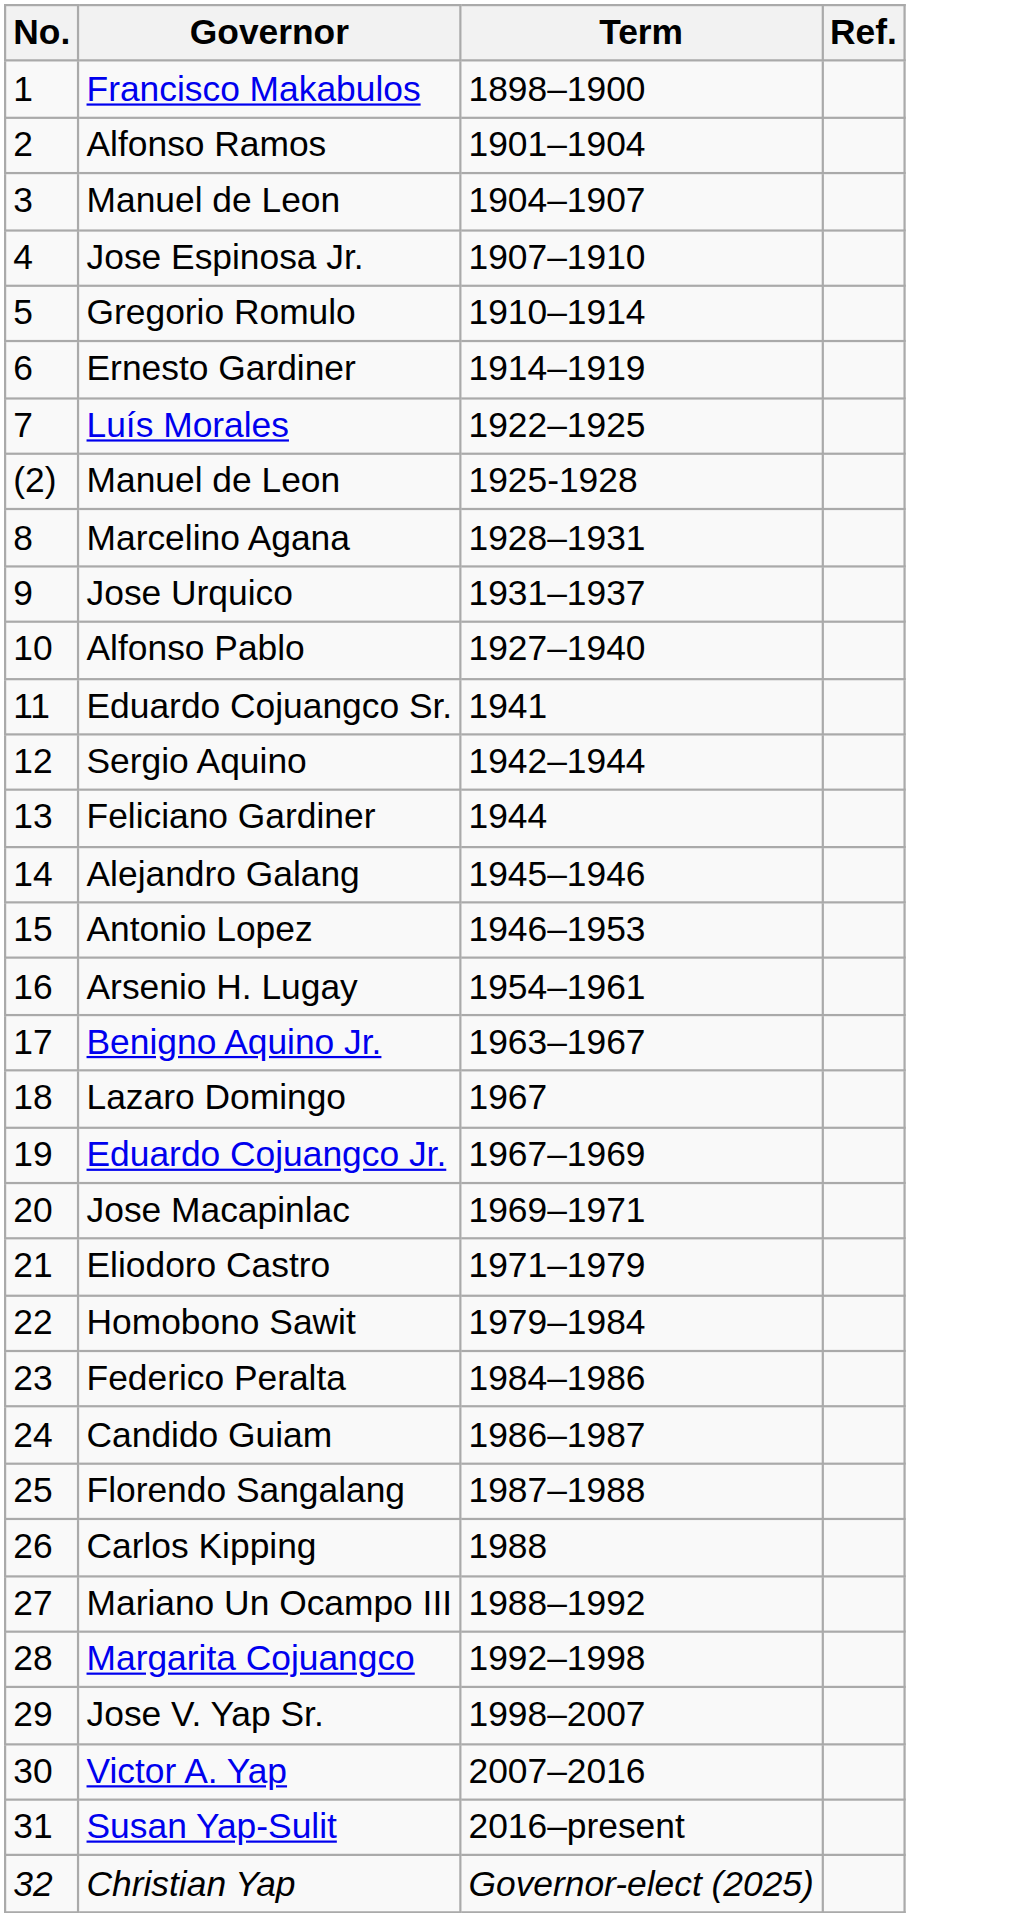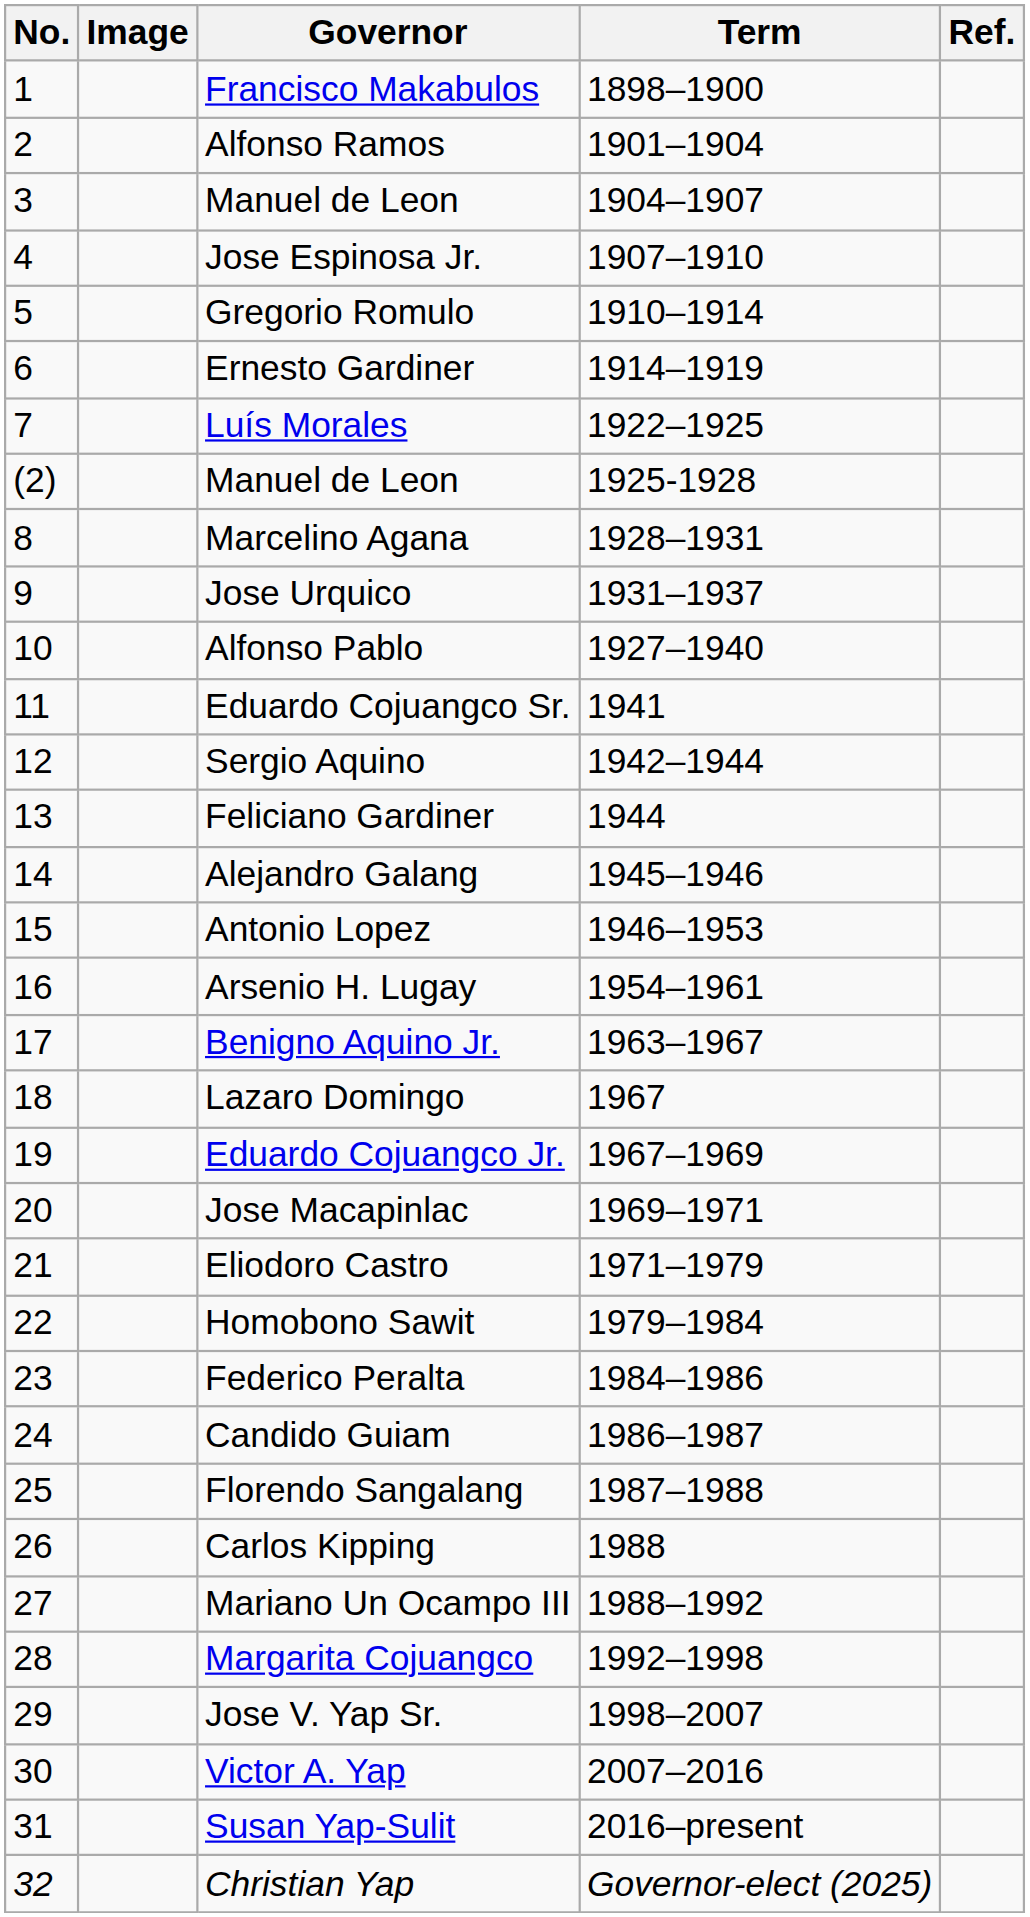+ column: (138, 32)
